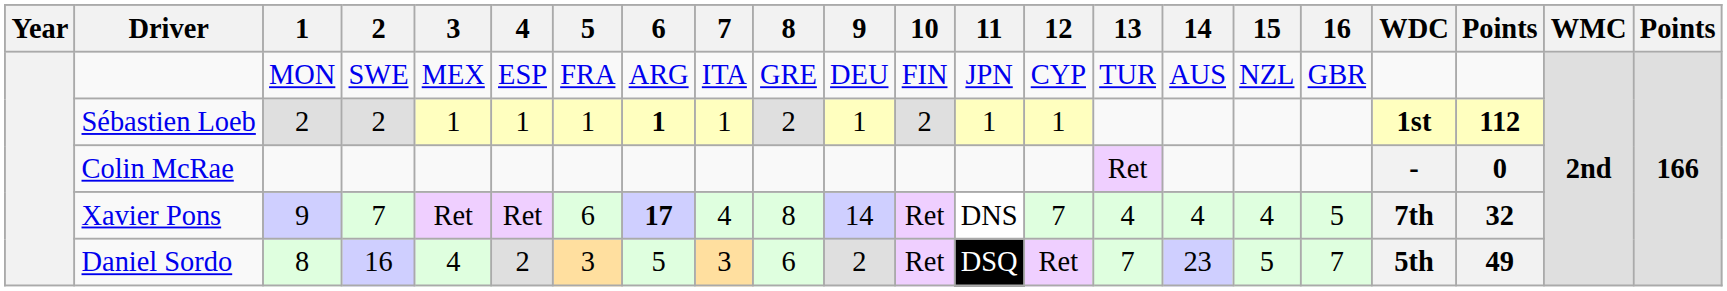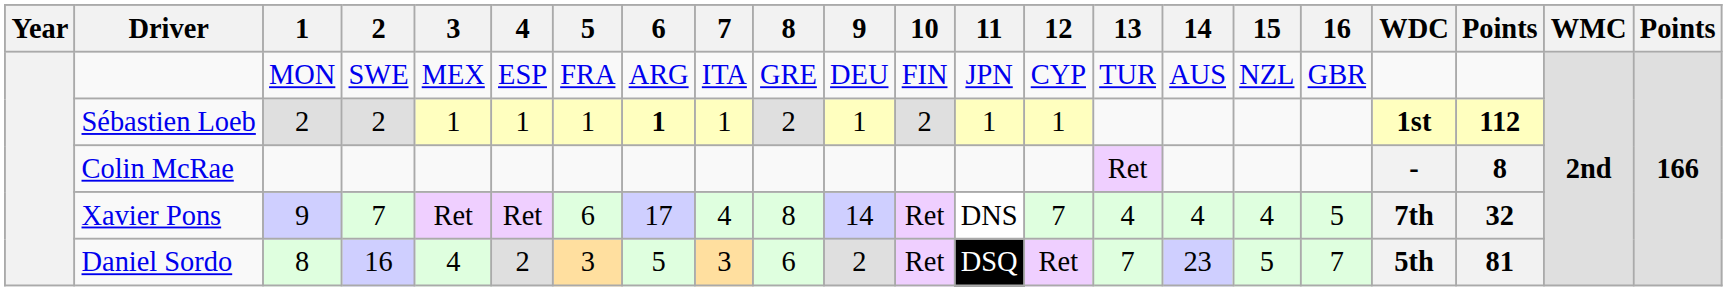(1500, 168) 0 -> (1500, 168) 8
(659, 215) bold -> (659, 215) normal
(1500, 262) 49 -> (1500, 262) 81
